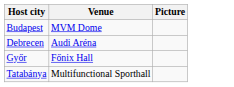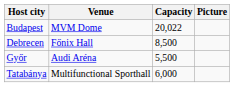+ column: (174, 12)
(74, 43) Audi Aréna -> (72, 43) Főnix Hall
(72, 58) Főnix Hall -> (74, 58) Audi Aréna
